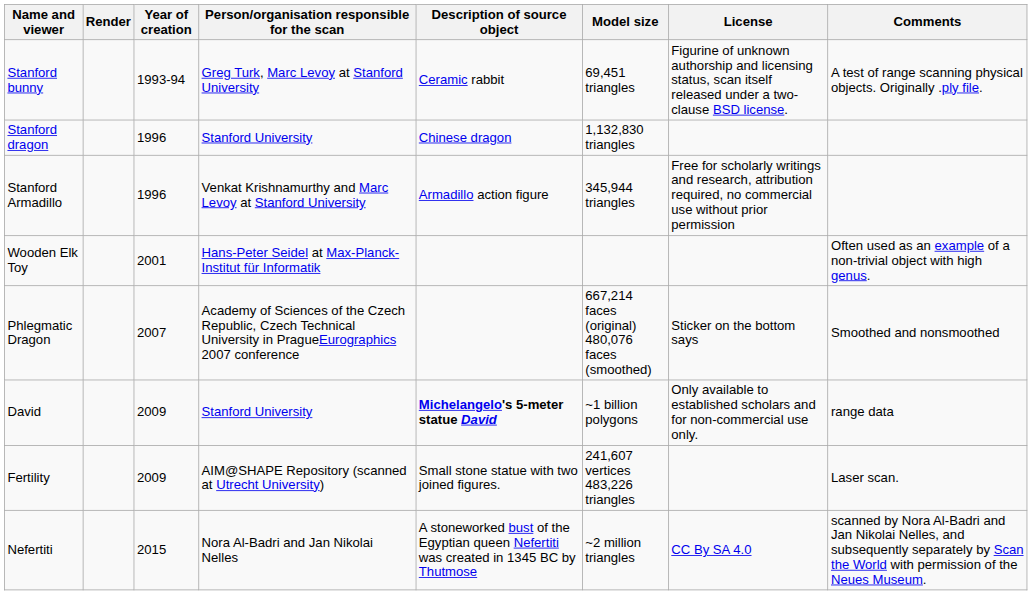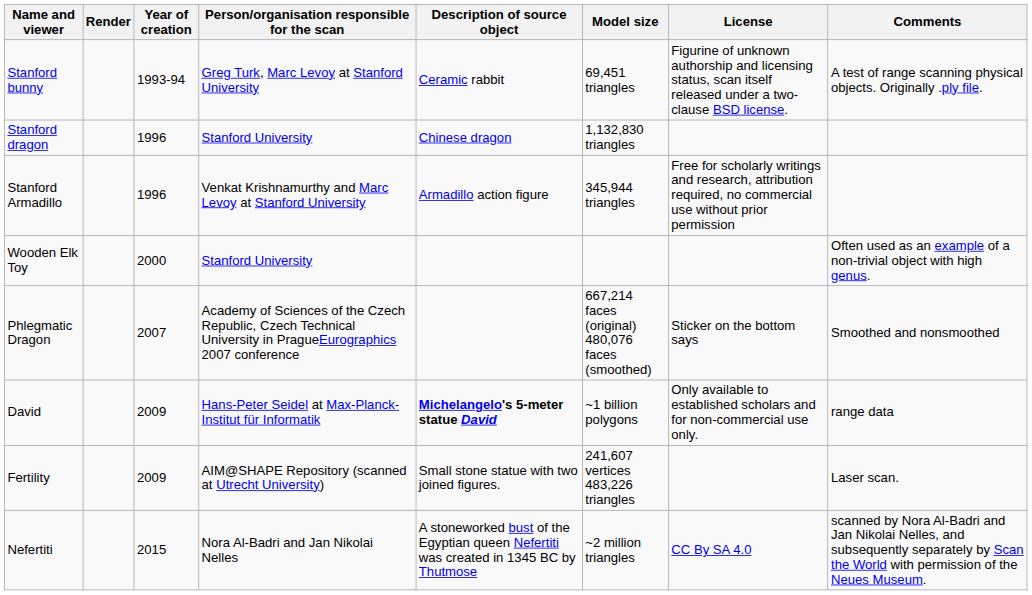(152, 260) 2001 -> (152, 260) 2000
(300, 260) Hans-Peter Seidel at Max-Planck-Institut für Informatik -> (257, 260) Stanford University
(257, 412) Stanford University -> (300, 412) Hans-Peter Seidel at Max-Planck-Institut für Informatik
